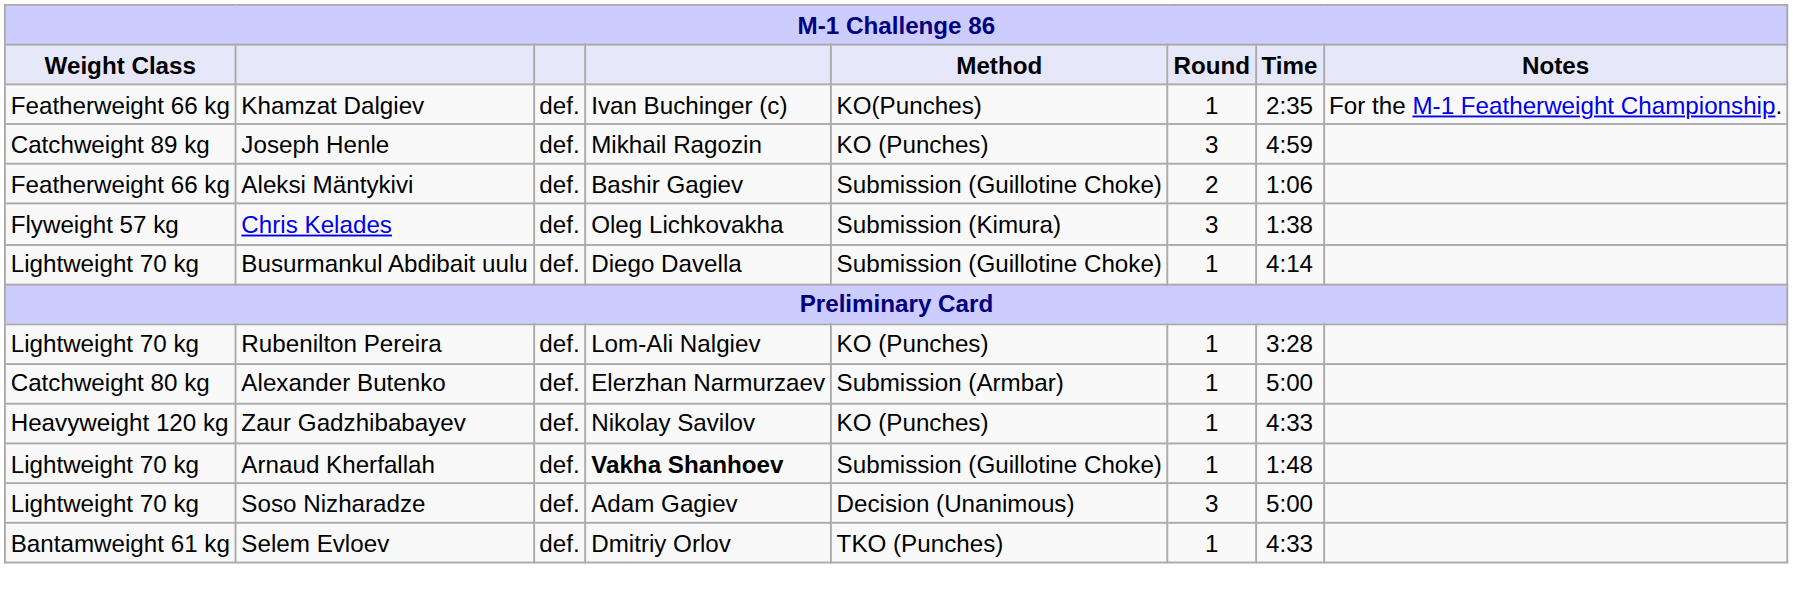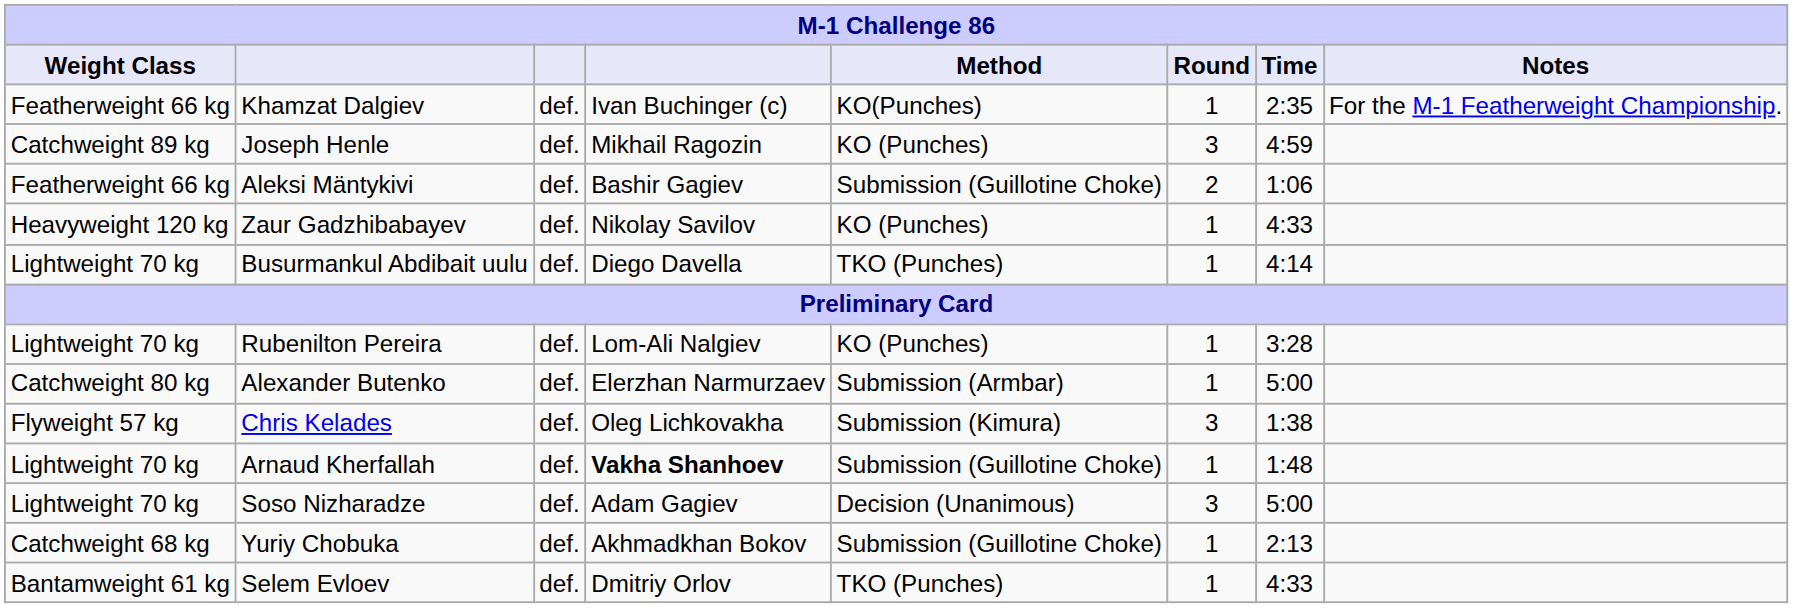rows swapped: (317, 224) <-> (354, 423)
(999, 264) Submission (Guillotine Choke) -> (920, 264) TKO (Punches)
+ row: (320, 543)
